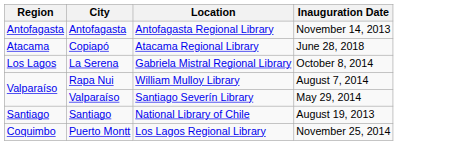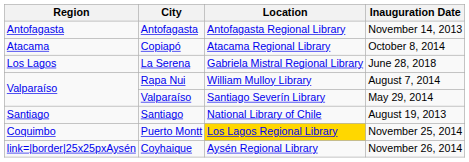(330, 47) June 28, 2018 -> (407, 47) October 8, 2014
(335, 64) October 8, 2014 -> (402, 64) June 28, 2018
(201, 132) no background -> (272, 132) gold background
+ row: (166, 149)
